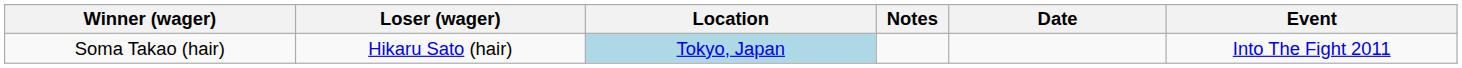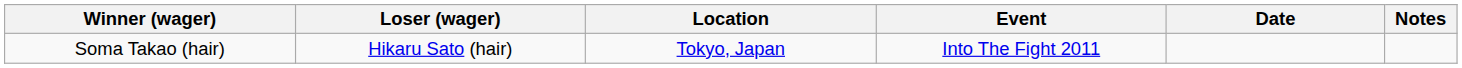columns swapped: (1312, 19) <-> (912, 19)
(731, 48) lightblue background -> (731, 48) no background
